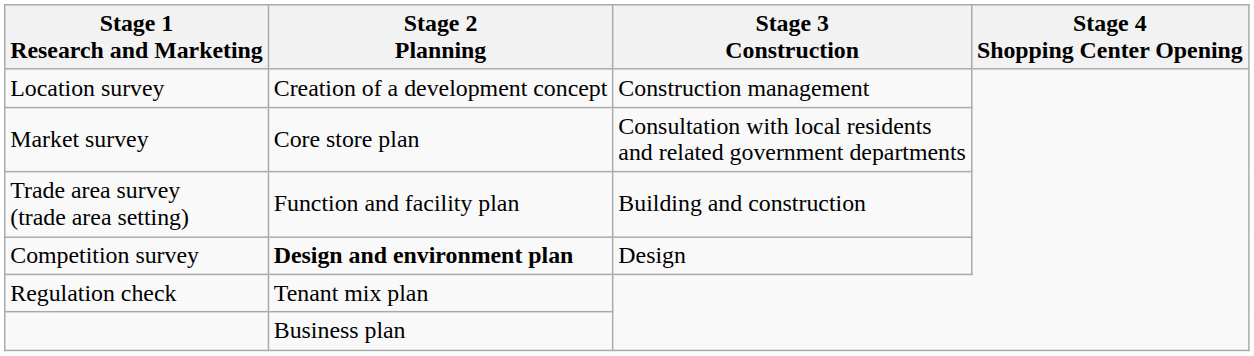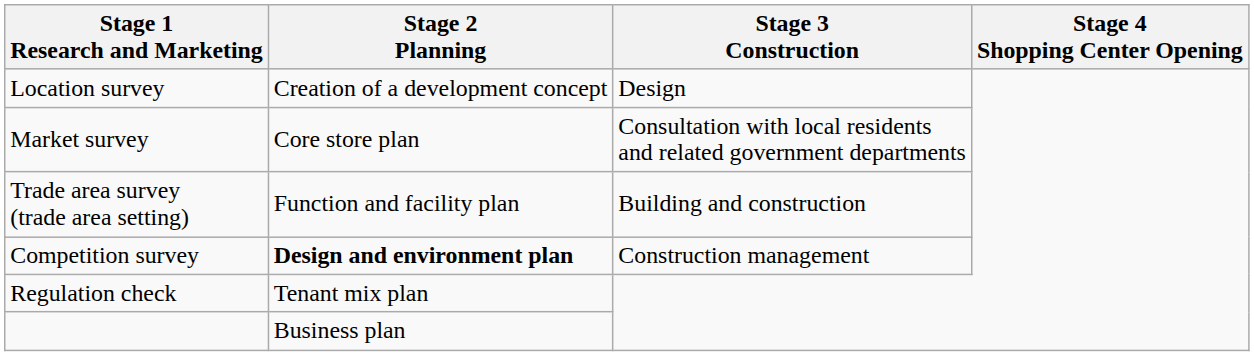(744, 88) Construction management -> (652, 88) Design
(652, 255) Design -> (744, 255) Construction management
